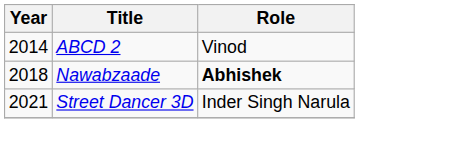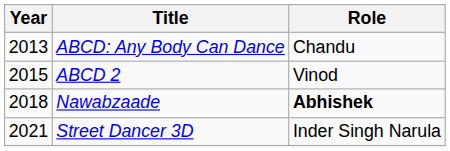+ row: (171, 46)
(28, 46) 2014 -> (28, 74) 2015
